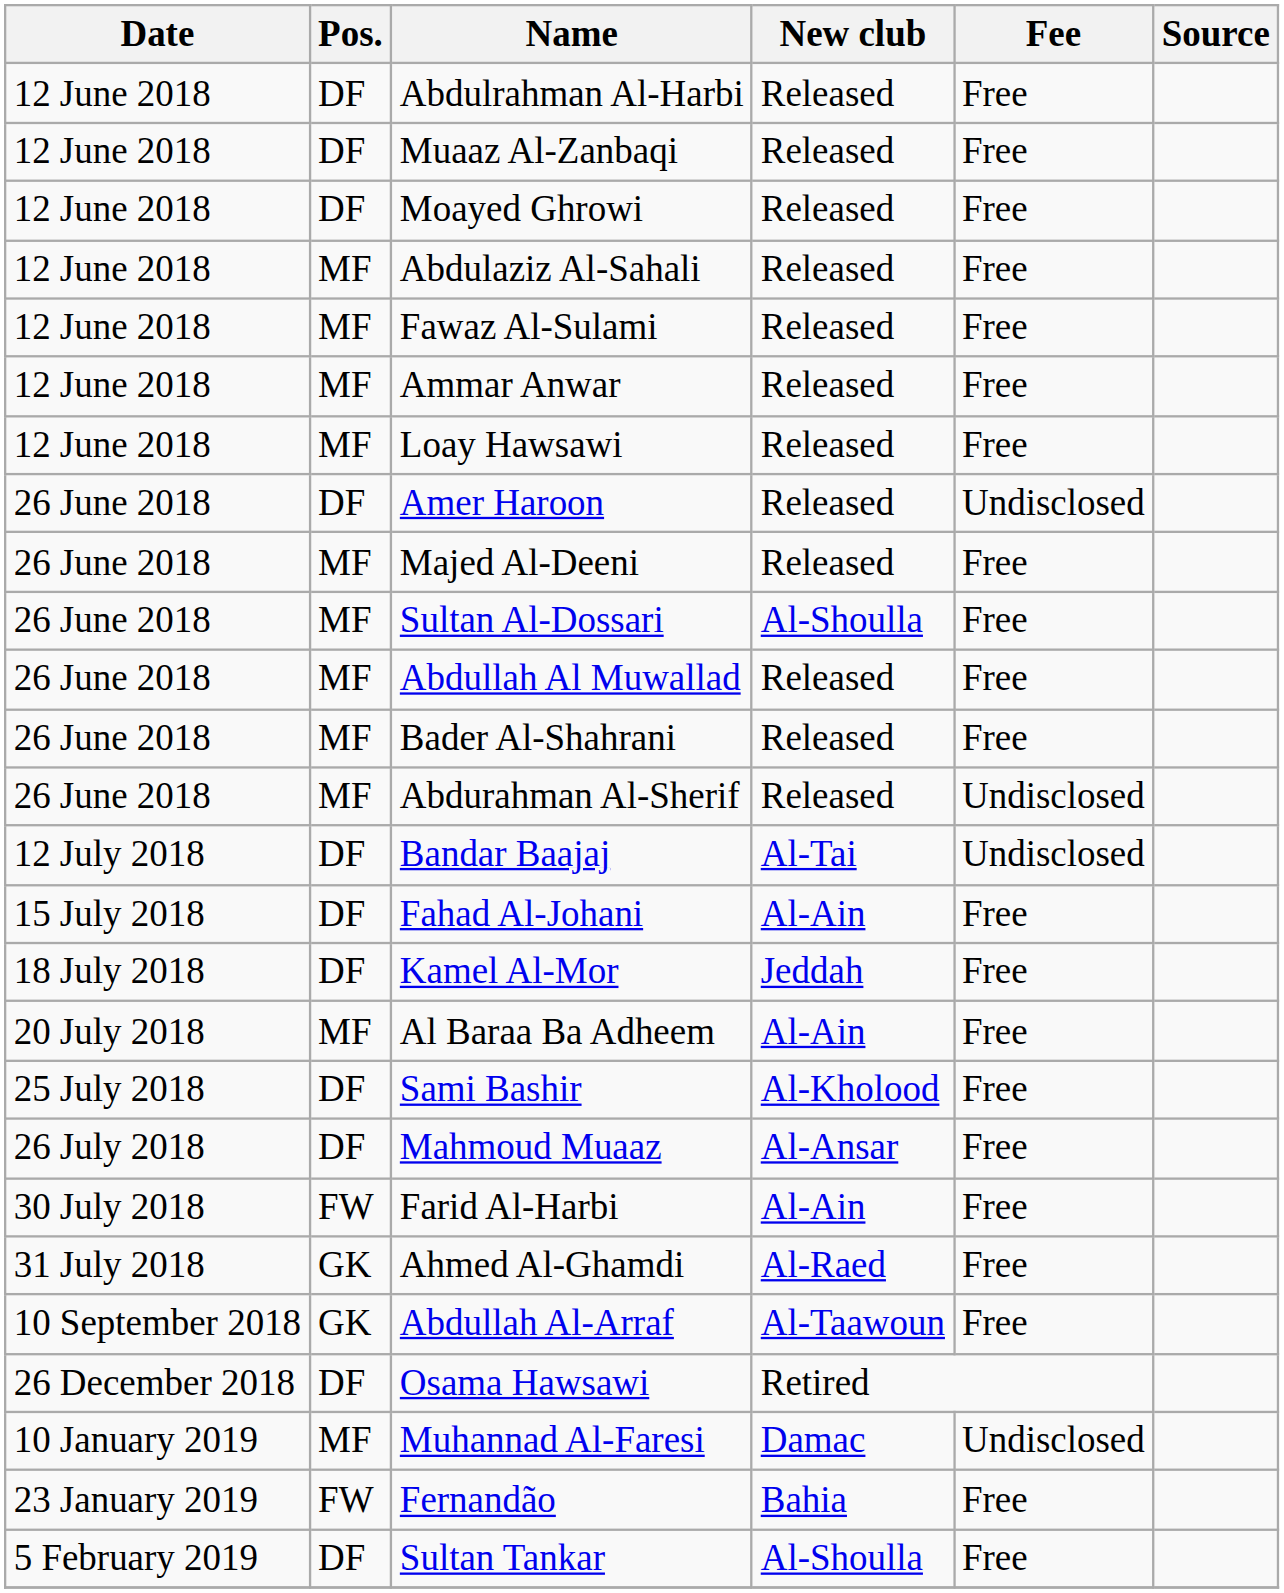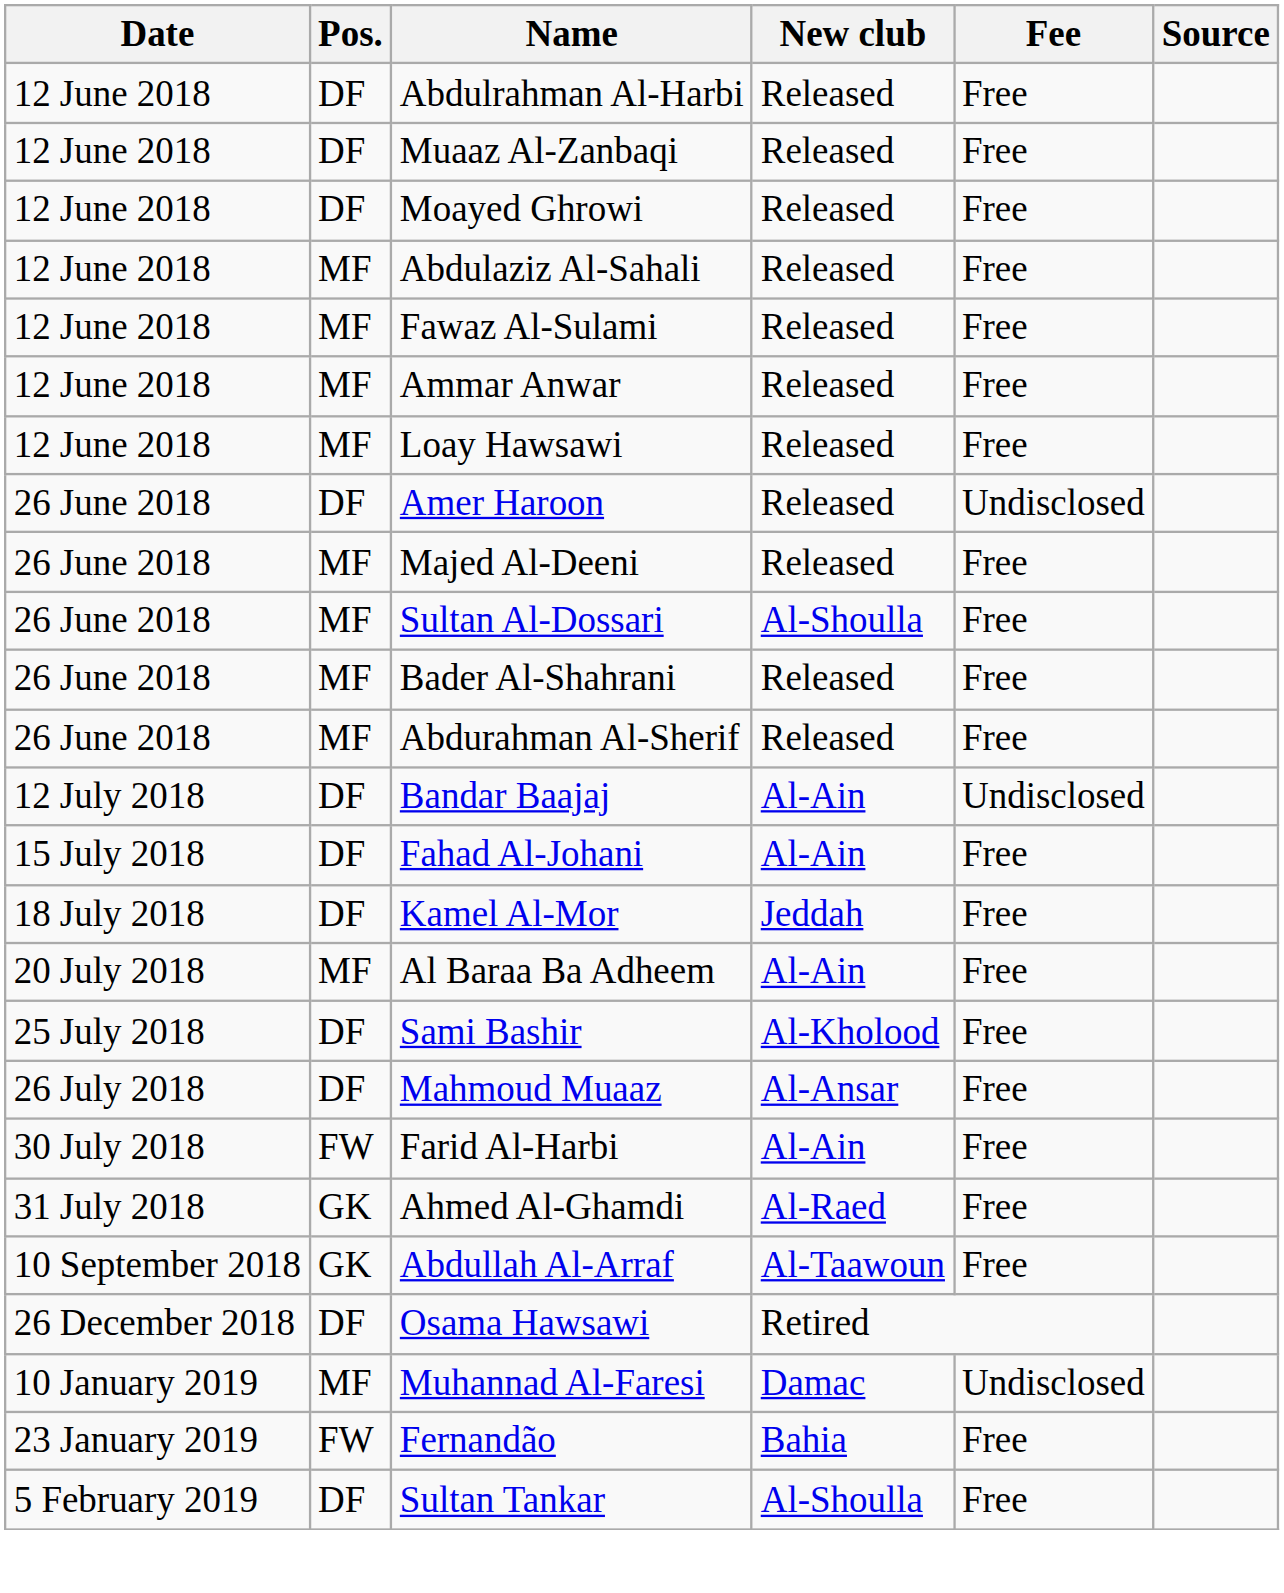- row: (570, 678)
(1053, 795) Undisclosed -> (995, 737) Free
(809, 854) Al-Tai -> (813, 795) Al-Ain
